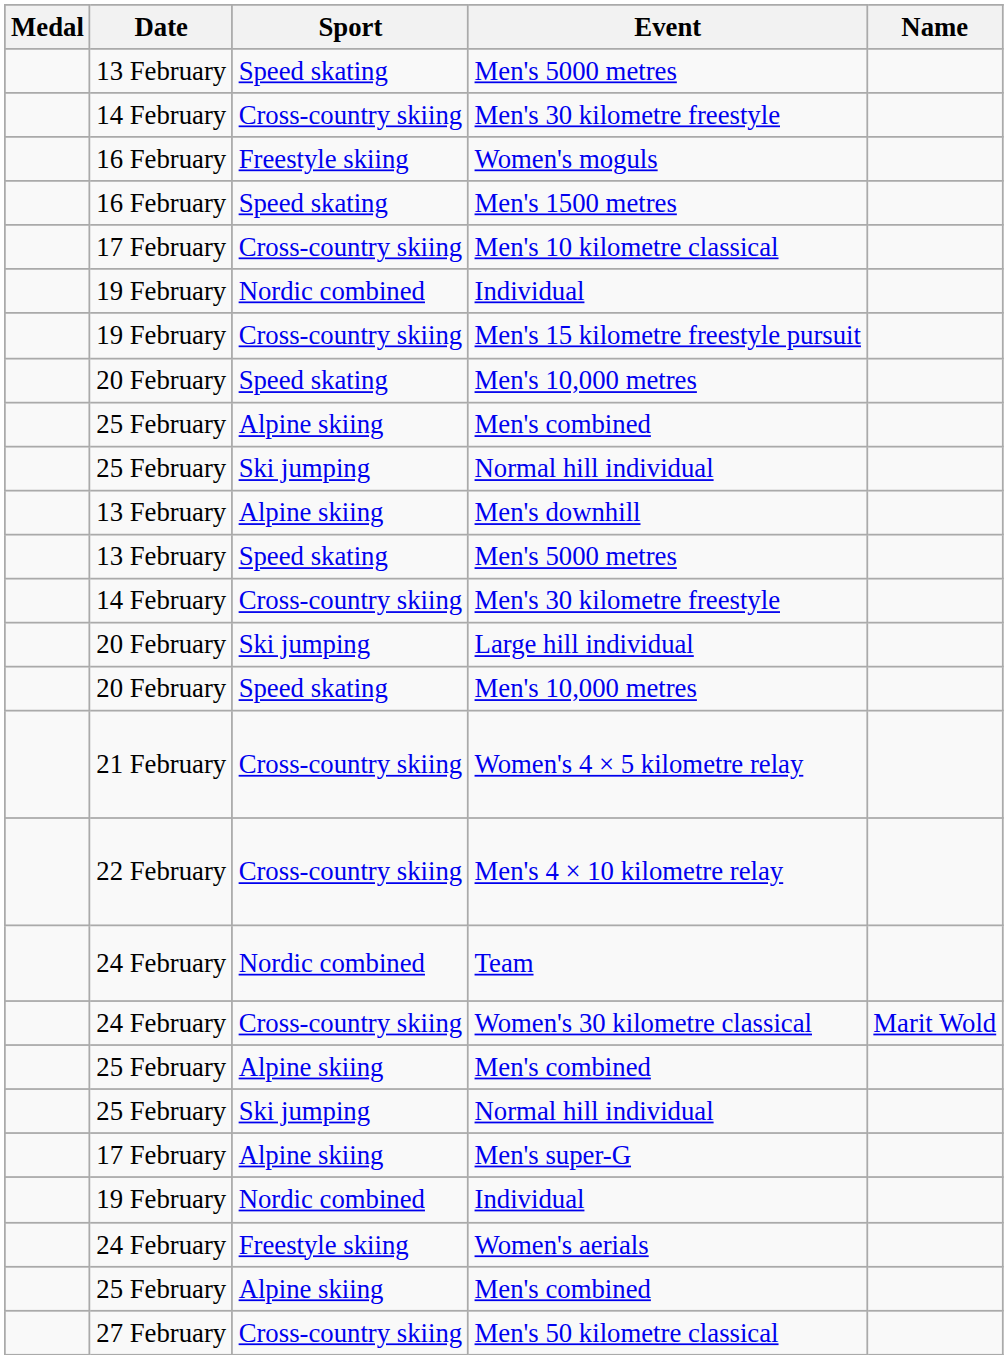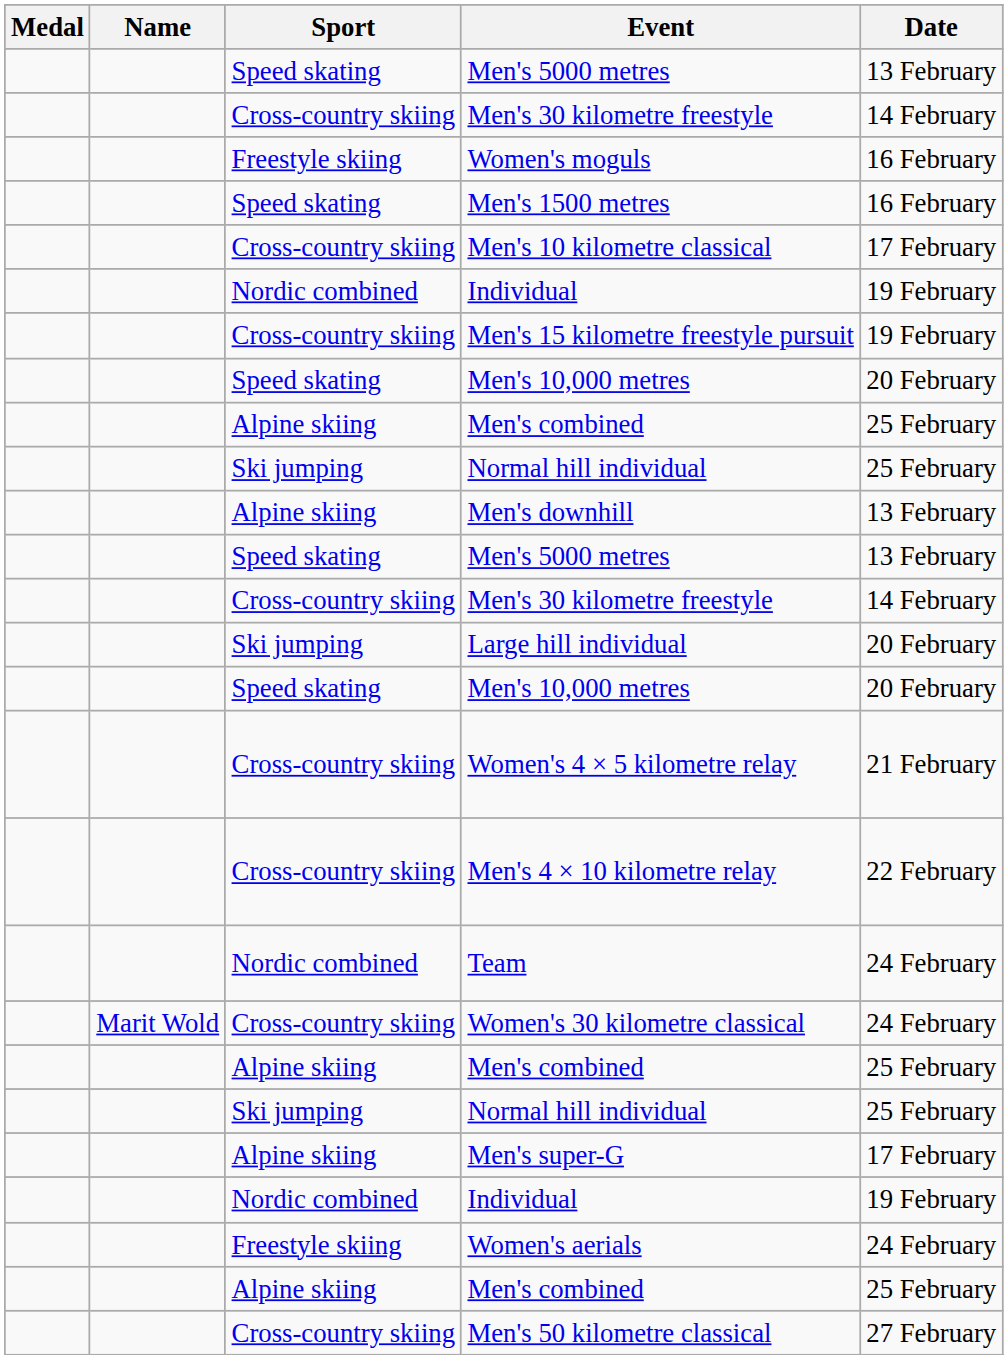columns swapped: (935, 26) <-> (161, 26)
